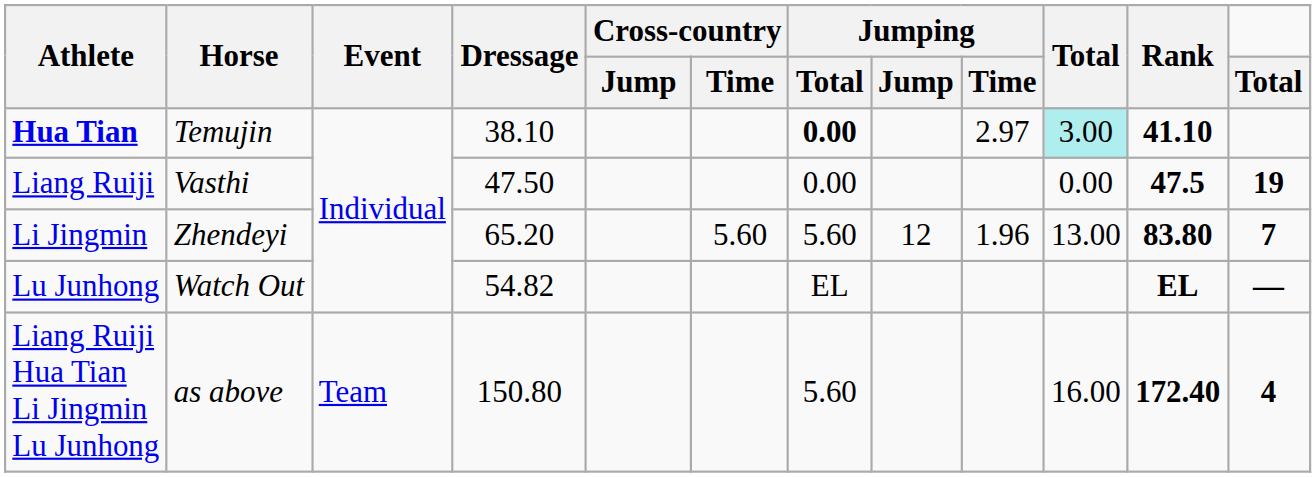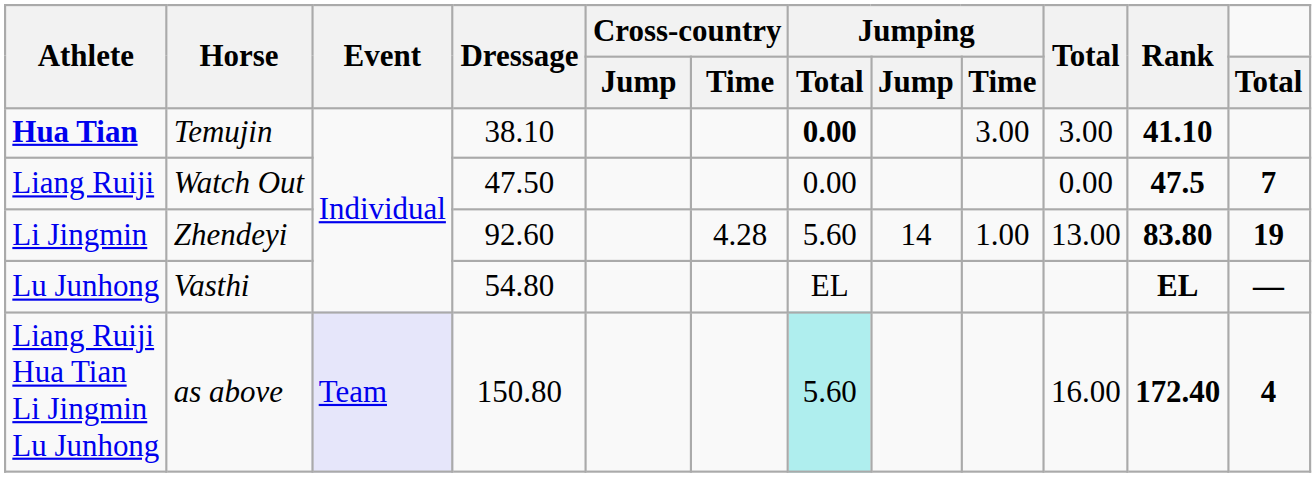(1002, 132) 2.97 -> (1002, 132) 3.00
(1086, 132) paleturquoise background -> (1086, 132) no background
(212, 183) Vasthi -> (239, 183) Watch Out
(1269, 183) 19 -> (1269, 183) 7
(519, 234) 65.20 -> (519, 234) 92.60
(740, 234) 5.60 -> (740, 234) 4.28
(916, 234) 12 -> (916, 234) 14
(1002, 234) 1.96 -> (1002, 234) 1.00
(1269, 234) 7 -> (1269, 234) 19
(239, 285) Watch Out -> (212, 285) Vasthi
(519, 285) 54.82 -> (519, 285) 54.80
(353, 391) no background -> (353, 391) lavender background
(830, 391) no background -> (830, 391) paleturquoise background
